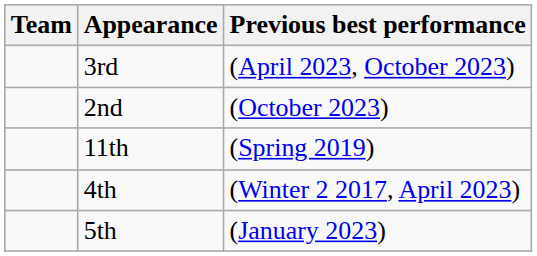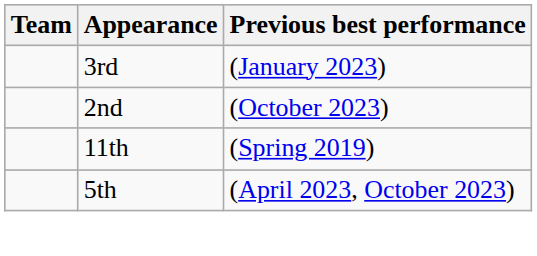(372, 66) (April 2023, October 2023) -> (308, 66) (January 2023)
- row: (100, 189)
(308, 230) (January 2023) -> (372, 189) (April 2023, October 2023)
